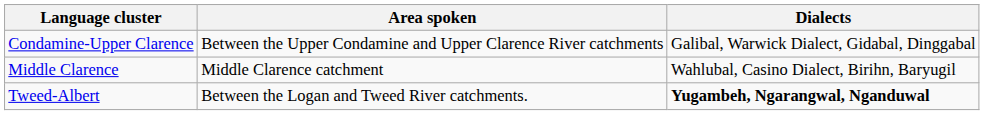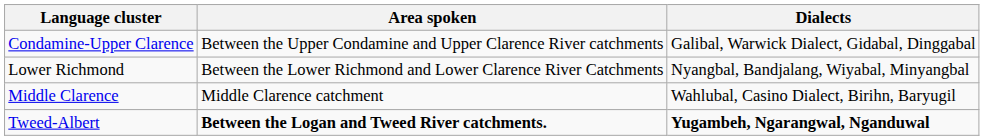+ row: (66, 69)
(365, 95) normal -> (374, 122) bold
